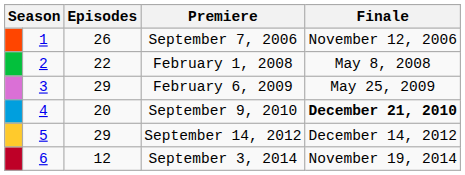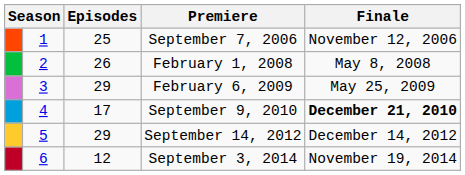(102, 40) 26 -> (102, 40) 25
(102, 64) 22 -> (102, 64) 26
(102, 111) 20 -> (102, 111) 17
